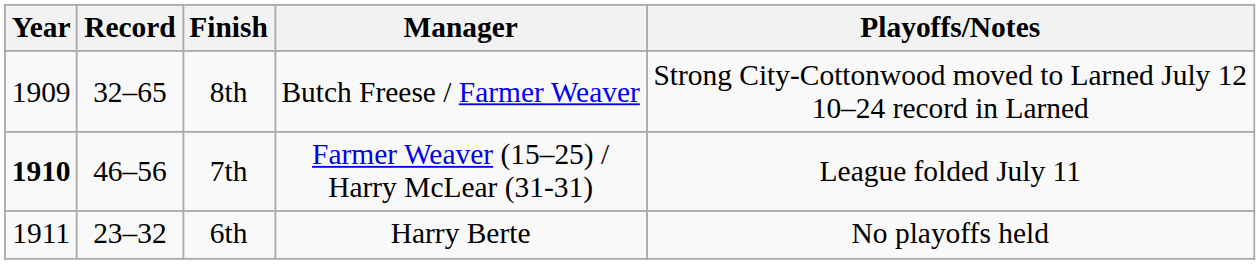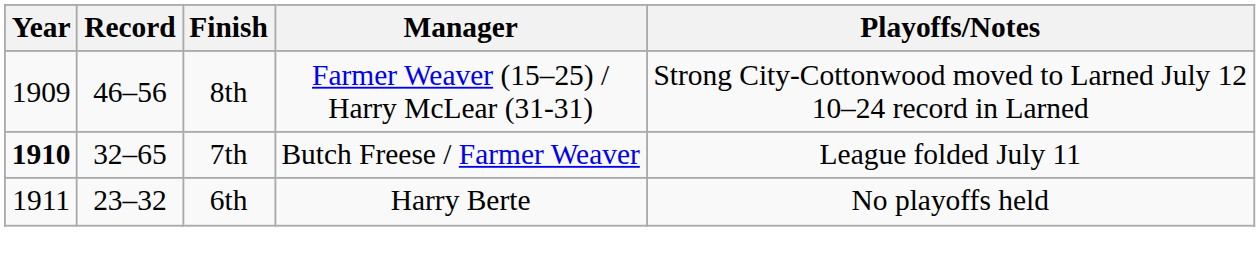(130, 91) 32–65 -> (130, 91) 46–56
(461, 91) Butch Freese / Farmer Weaver -> (461, 91) Farmer Weaver (15–25) / Harry McLear (31-31)
(130, 170) 46–56 -> (130, 154) 32–65
(461, 170) Farmer Weaver (15–25) / Harry McLear (31-31) -> (461, 154) Butch Freese / Farmer Weaver
